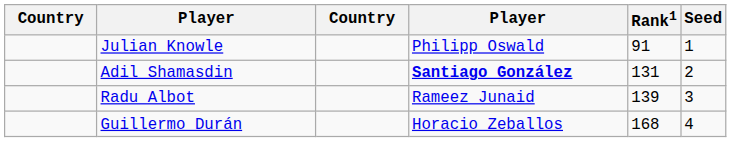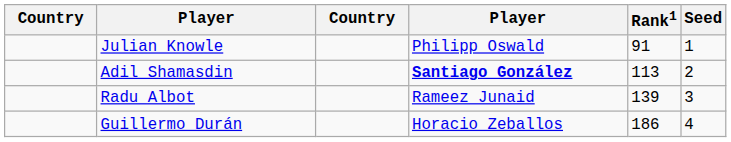(645, 73) 131 -> (645, 73) 113
(645, 124) 168 -> (645, 124) 186
